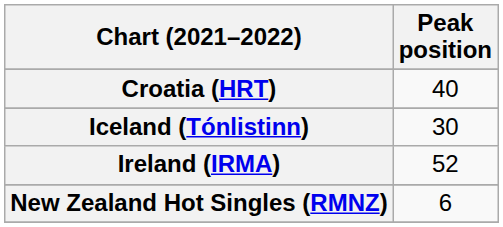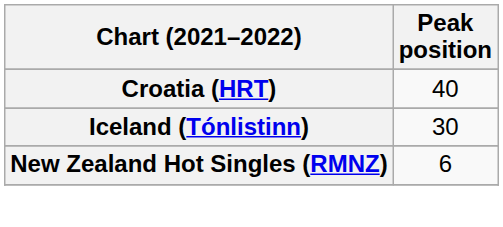- row: (199, 164)
